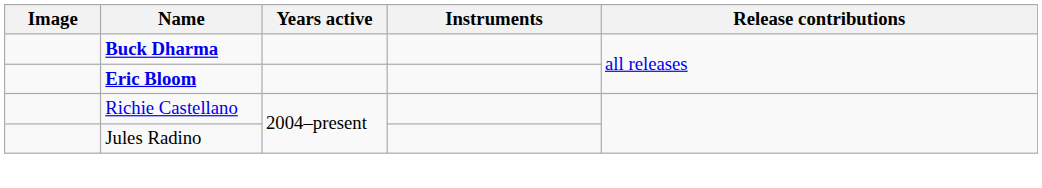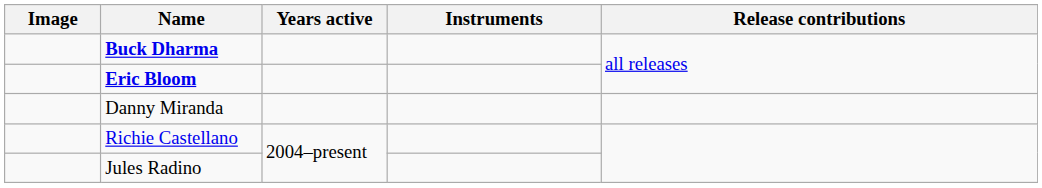+ row: (164, 108)
